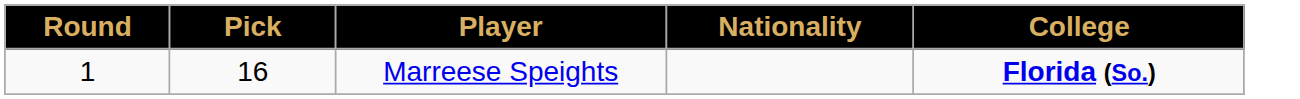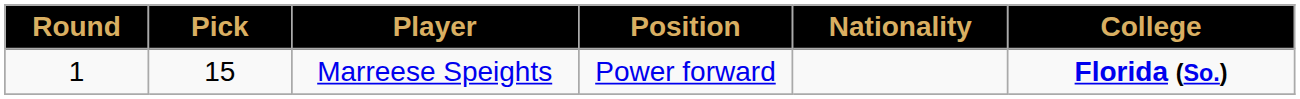+ column: (685, 26)
(253, 71) 16 -> (220, 71) 15
